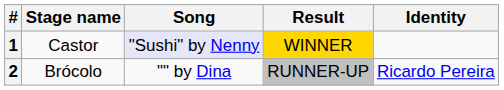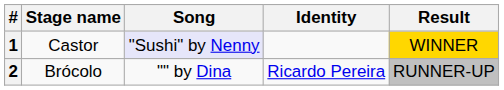columns swapped: (436, 17) <-> (318, 17)
